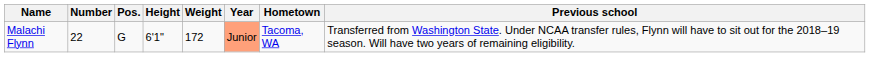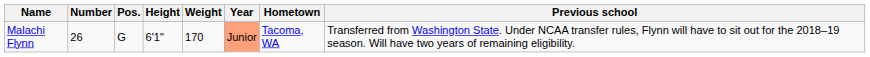(76, 36) 22 -> (76, 36) 26
(194, 36) 172 -> (194, 36) 170
